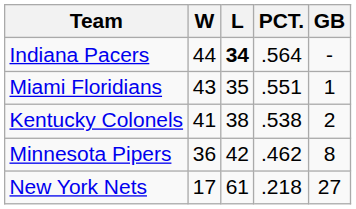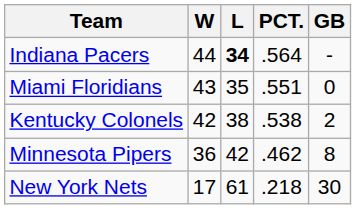(329, 87) 1 -> (329, 87) 0
(204, 120) 41 -> (204, 120) 42
(329, 187) 27 -> (329, 187) 30
